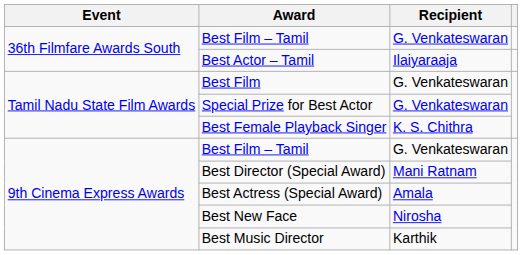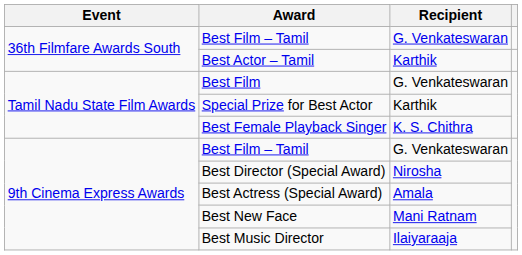(425, 60) Ilaiyaraaja -> (415, 60) Karthik
(450, 104) G. Venkateswaran -> (415, 104) Karthik
(435, 171) Mani Ratnam -> (417, 171) Nirosha
(417, 216) Nirosha -> (435, 216) Mani Ratnam
(415, 238) Karthik -> (425, 238) Ilaiyaraaja
